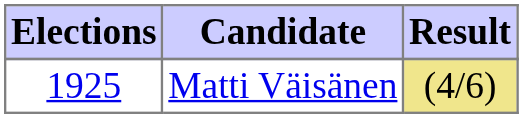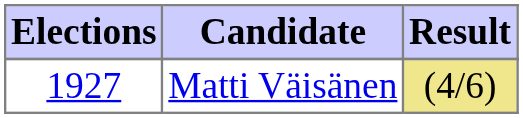(84, 85) 1925 -> (84, 85) 1927
